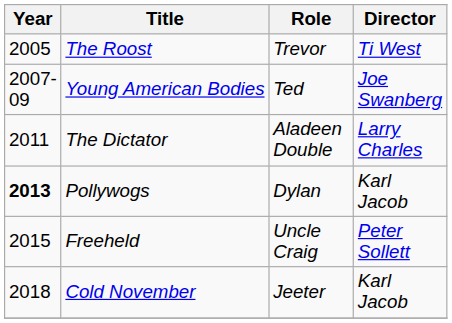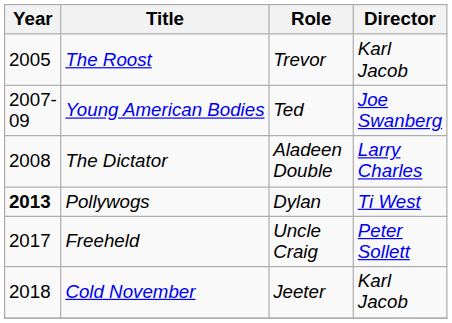(389, 49) Ti West -> (383, 59) Karl Jacob
(29, 140) 2011 -> (30, 161) 2008
(383, 190) Karl Jacob -> (389, 201) Ti West
(30, 241) 2015 -> (30, 241) 2017
